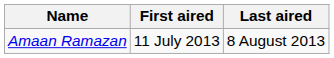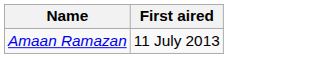- column: (276, 16)
